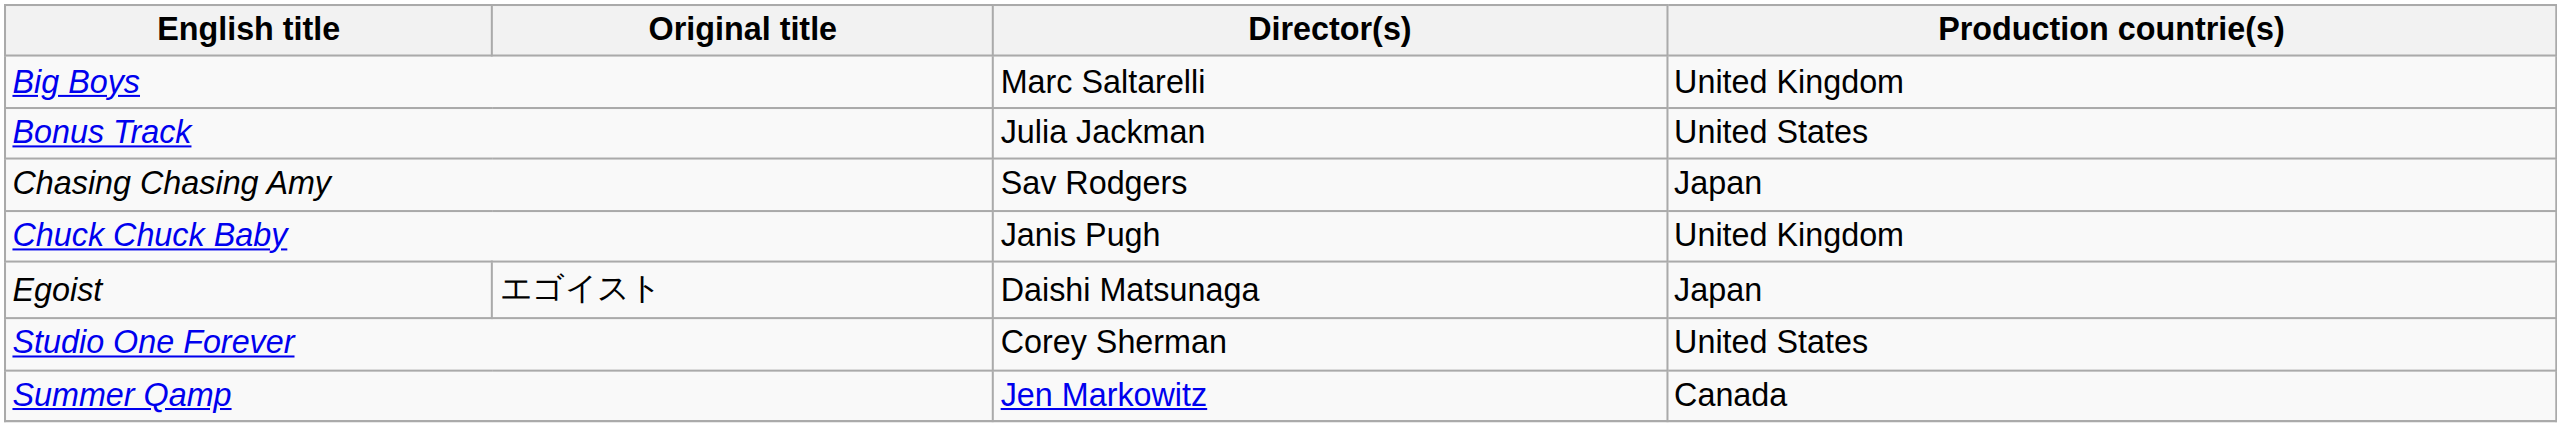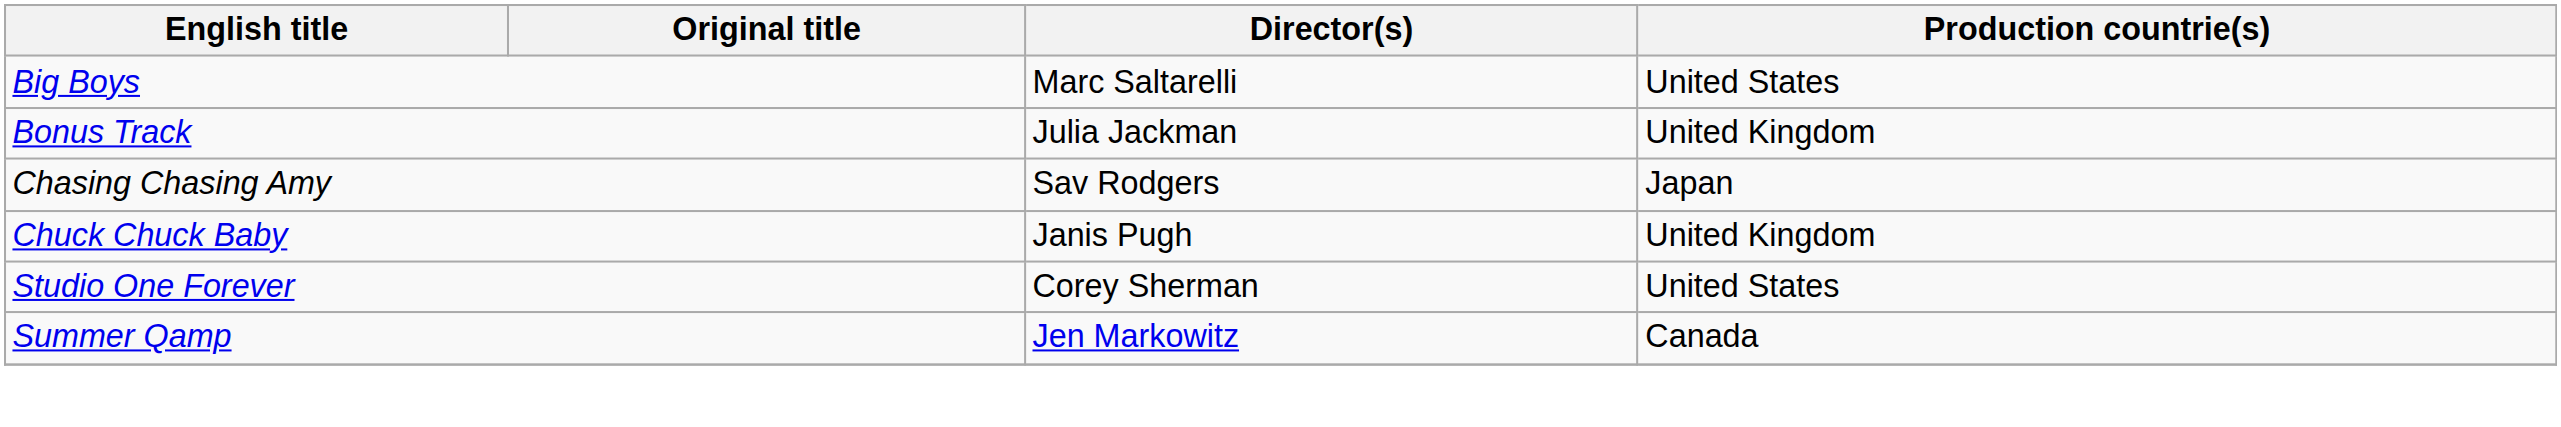(1789, 81) United Kingdom -> (1742, 81) United States
(1771, 132) United States -> (1760, 132) United Kingdom
- row: (57, 289)
